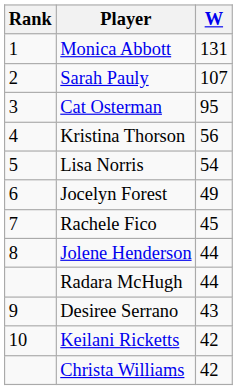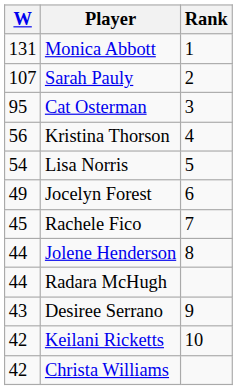columns swapped: (30, 19) <-> (214, 19)
